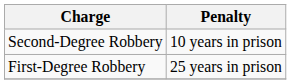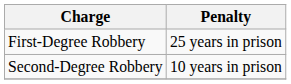rows swapped: (77, 66) <-> (85, 41)
